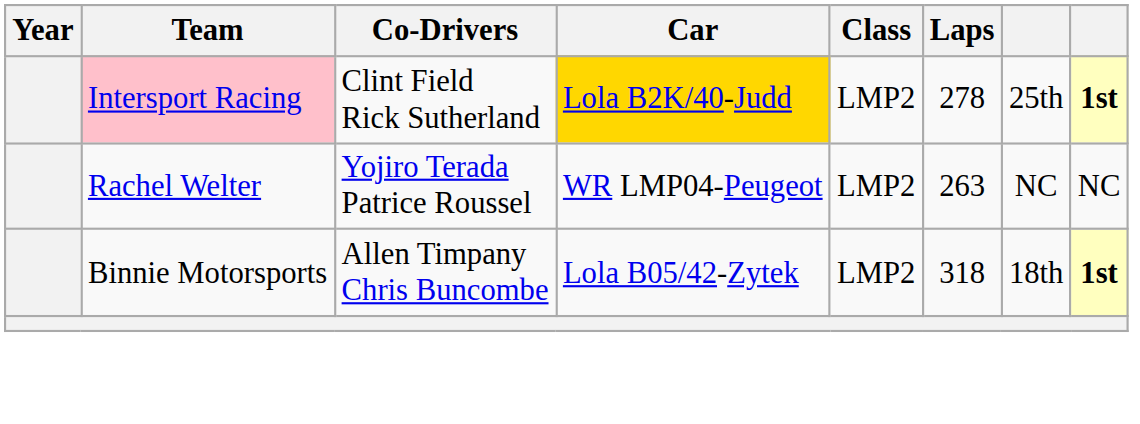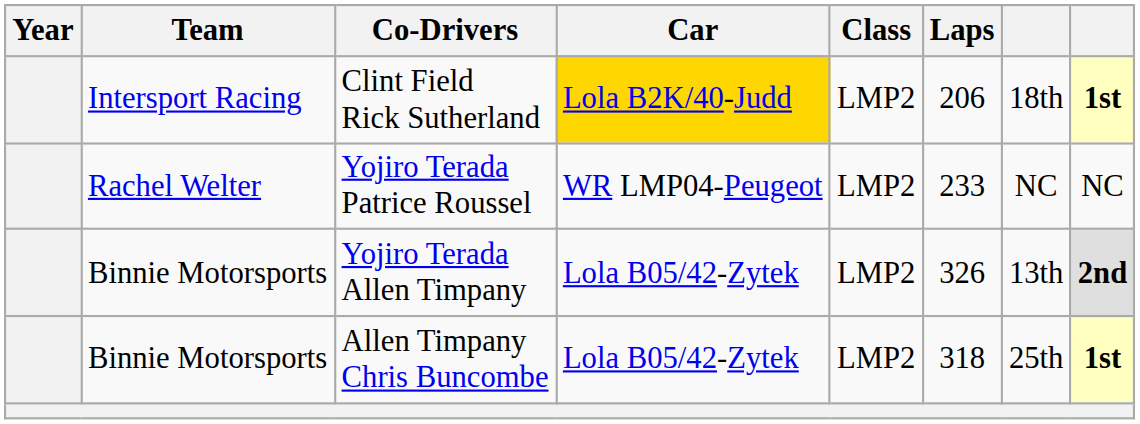(195, 98) pink background -> (195, 98) no background
(962, 98) 278 -> (962, 98) 206
(1036, 98) 25th -> (1036, 98) 18th
(962, 185) 263 -> (962, 185) 233
+ row: (434, 272)
(1036, 272) 18th -> (1036, 359) 25th
